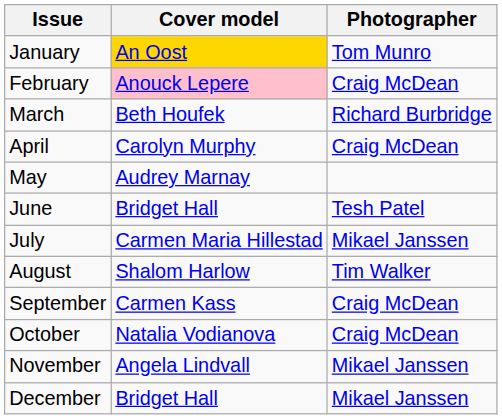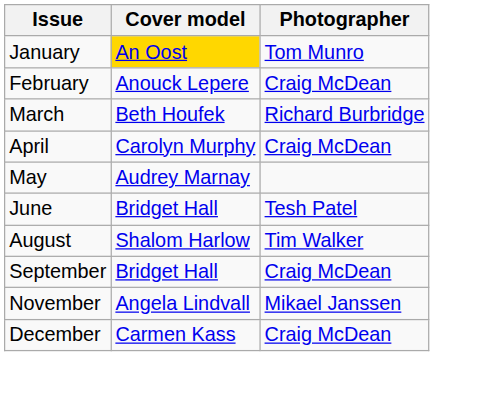(182, 83) pink background -> (182, 83) no background
- row: (27, 240)
(175, 303) Carmen Kass -> (167, 271) Bridget Hall
- row: (44, 334)
(167, 397) Bridget Hall -> (175, 334) Carmen Kass
(400, 397) Mikael Janssen -> (328, 334) Craig McDean
